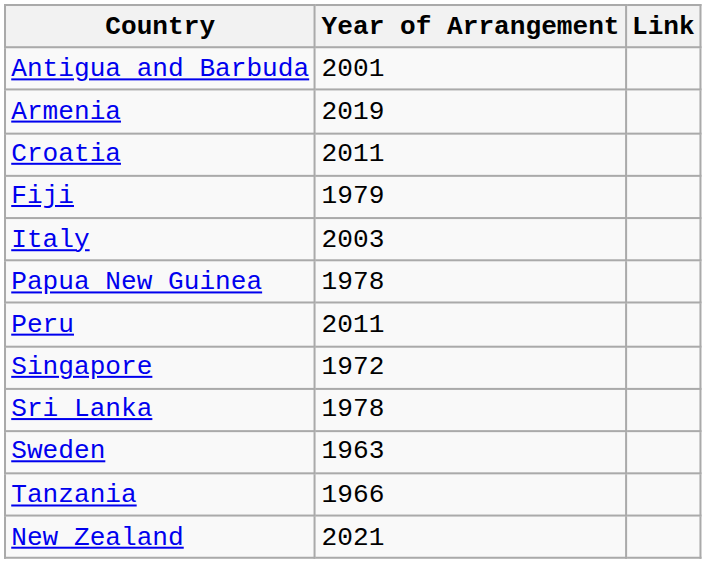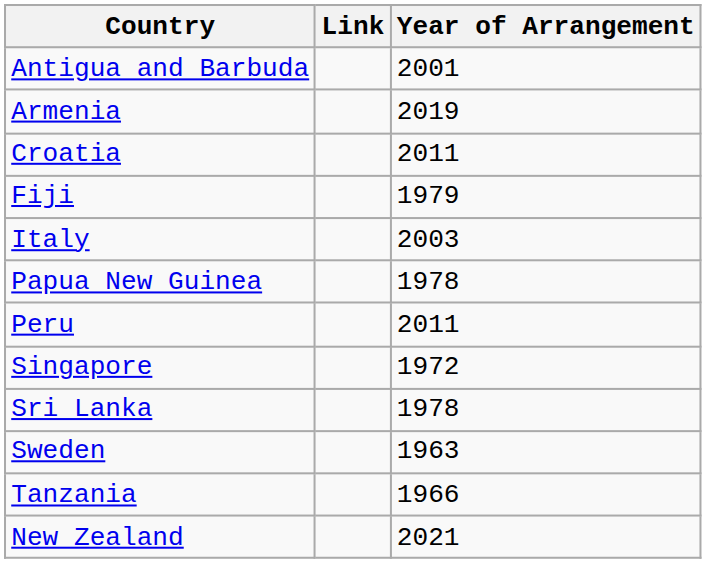columns swapped: (471, 26) <-> (663, 26)
